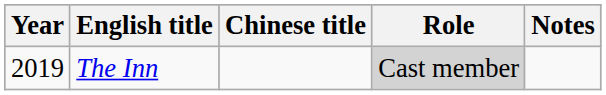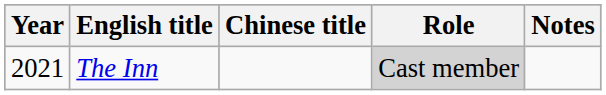(38, 67) 2019 -> (38, 67) 2021
